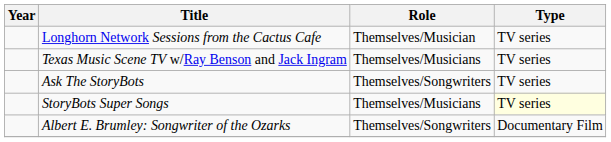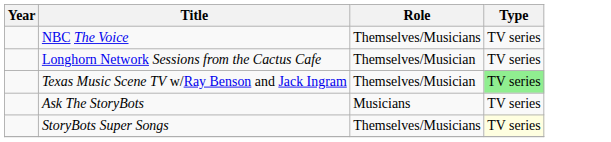+ row: (85, 37)
(417, 59) Themselves/Musicians -> (414, 81) Themselves/Musician
(524, 59) no background -> (514, 81) lightgreen background
(422, 81) Themselves/Songwriters -> (382, 103) Musicians
- row: (166, 125)
